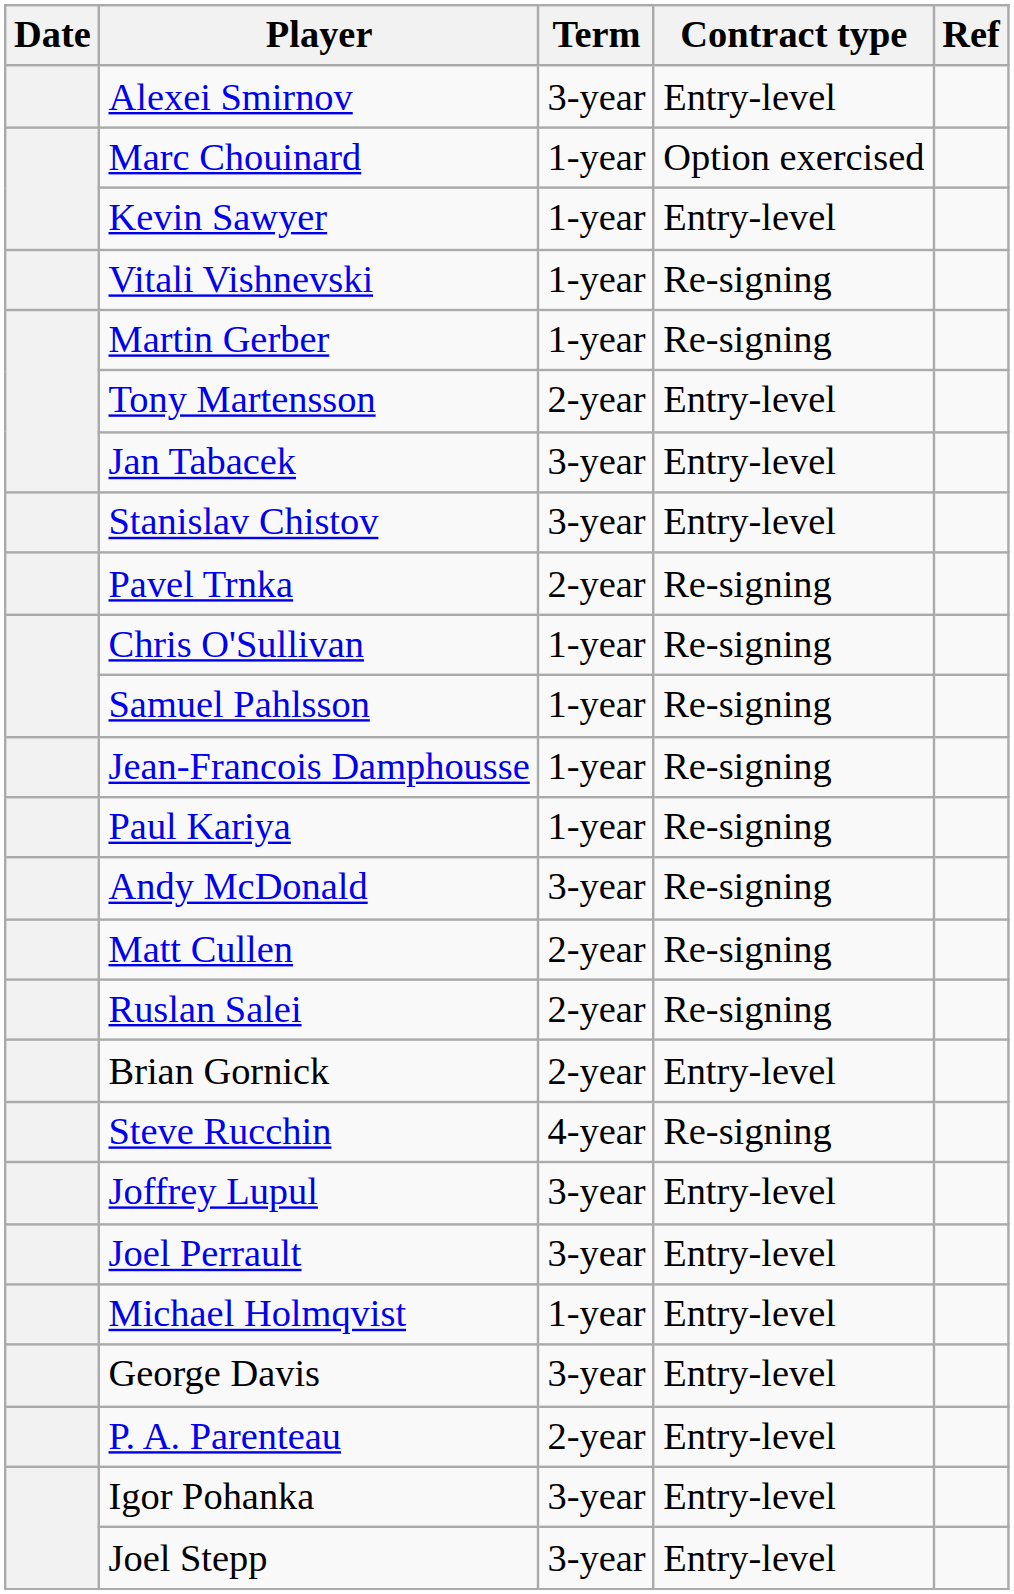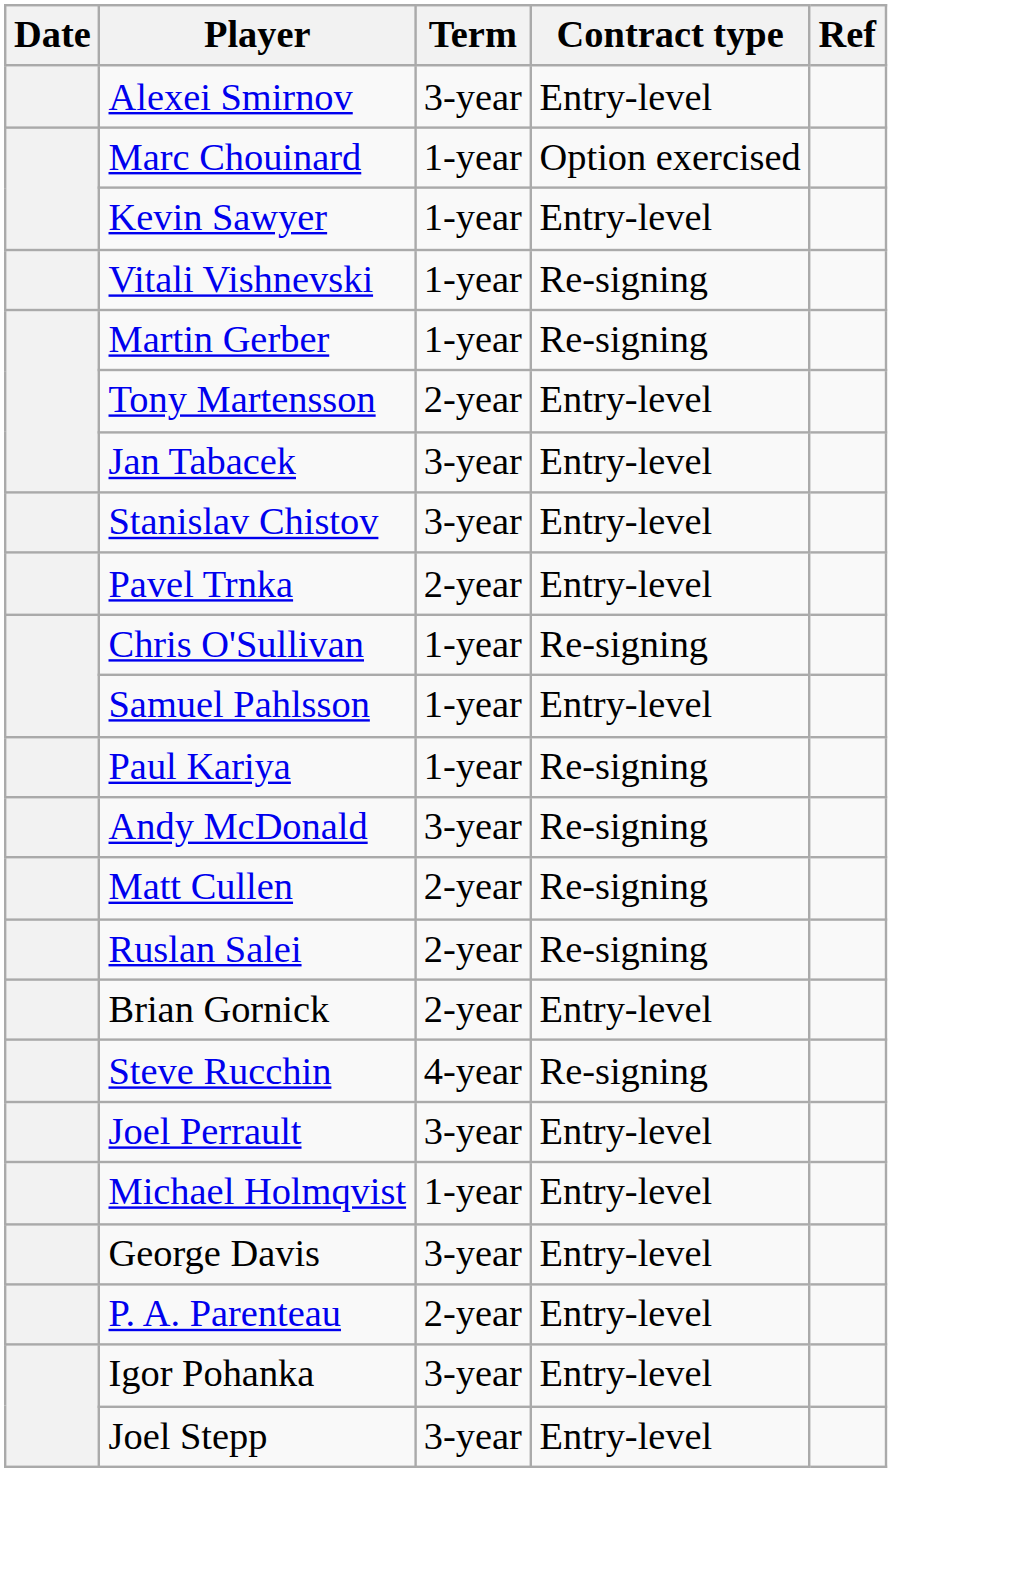(747, 583) Re-signing -> (626, 583) Entry-level
(747, 704) Re-signing -> (626, 704) Entry-level
- row: (319, 765)
- row: (213, 1192)
